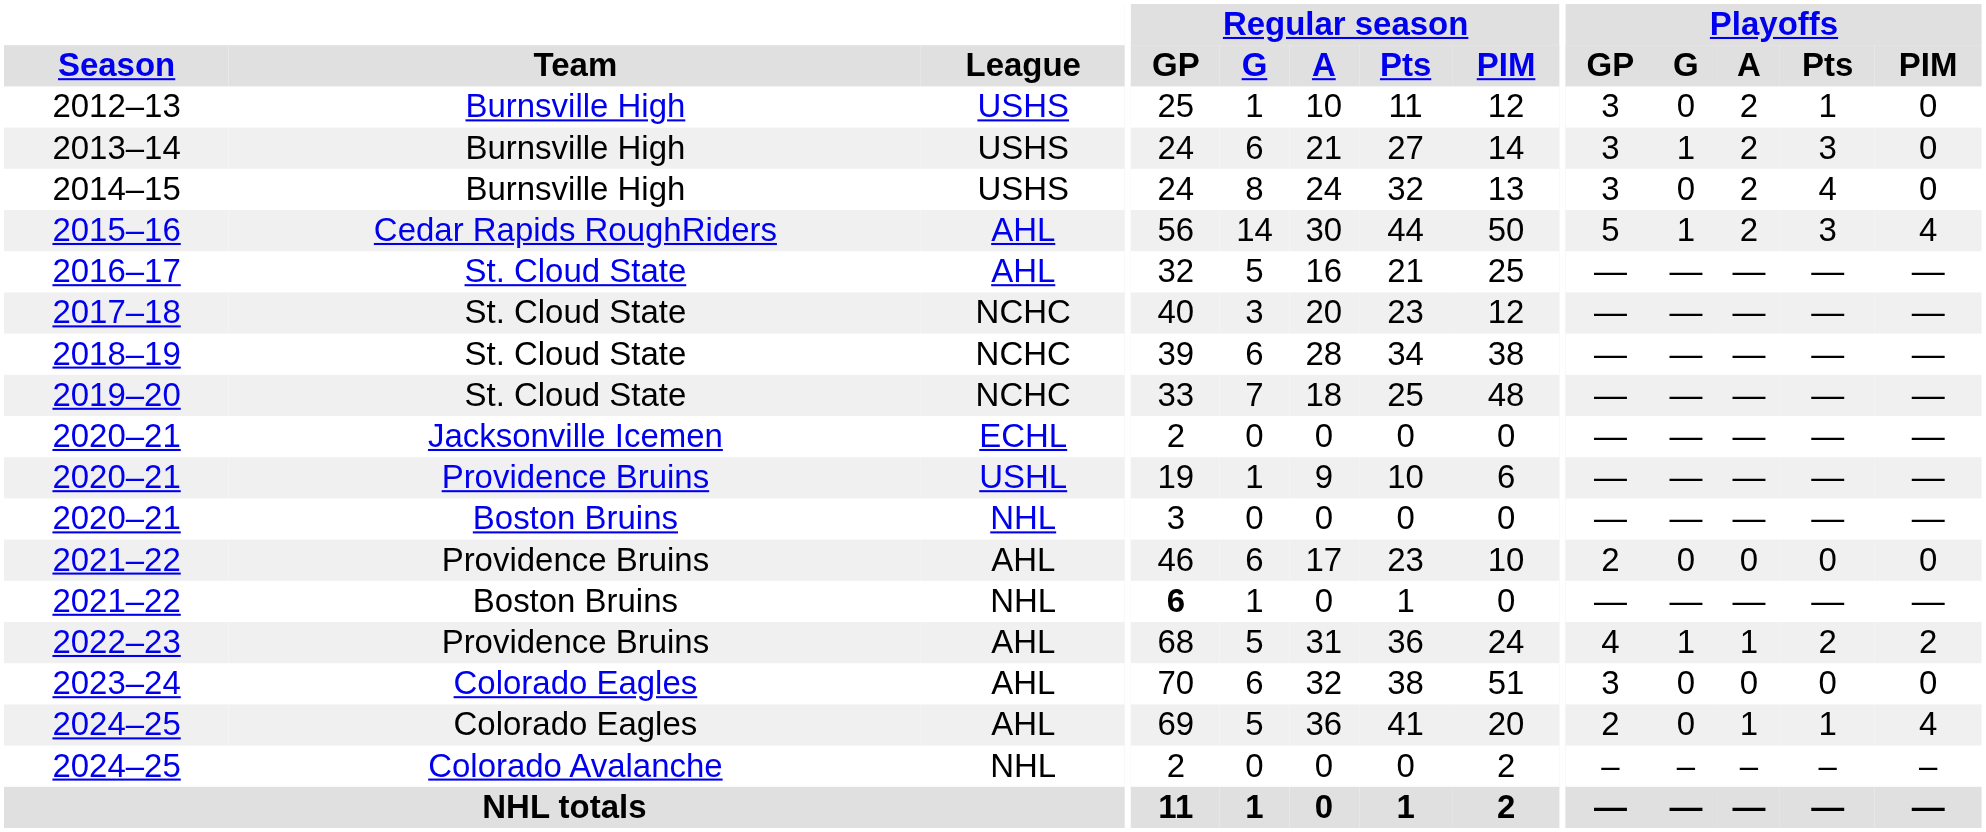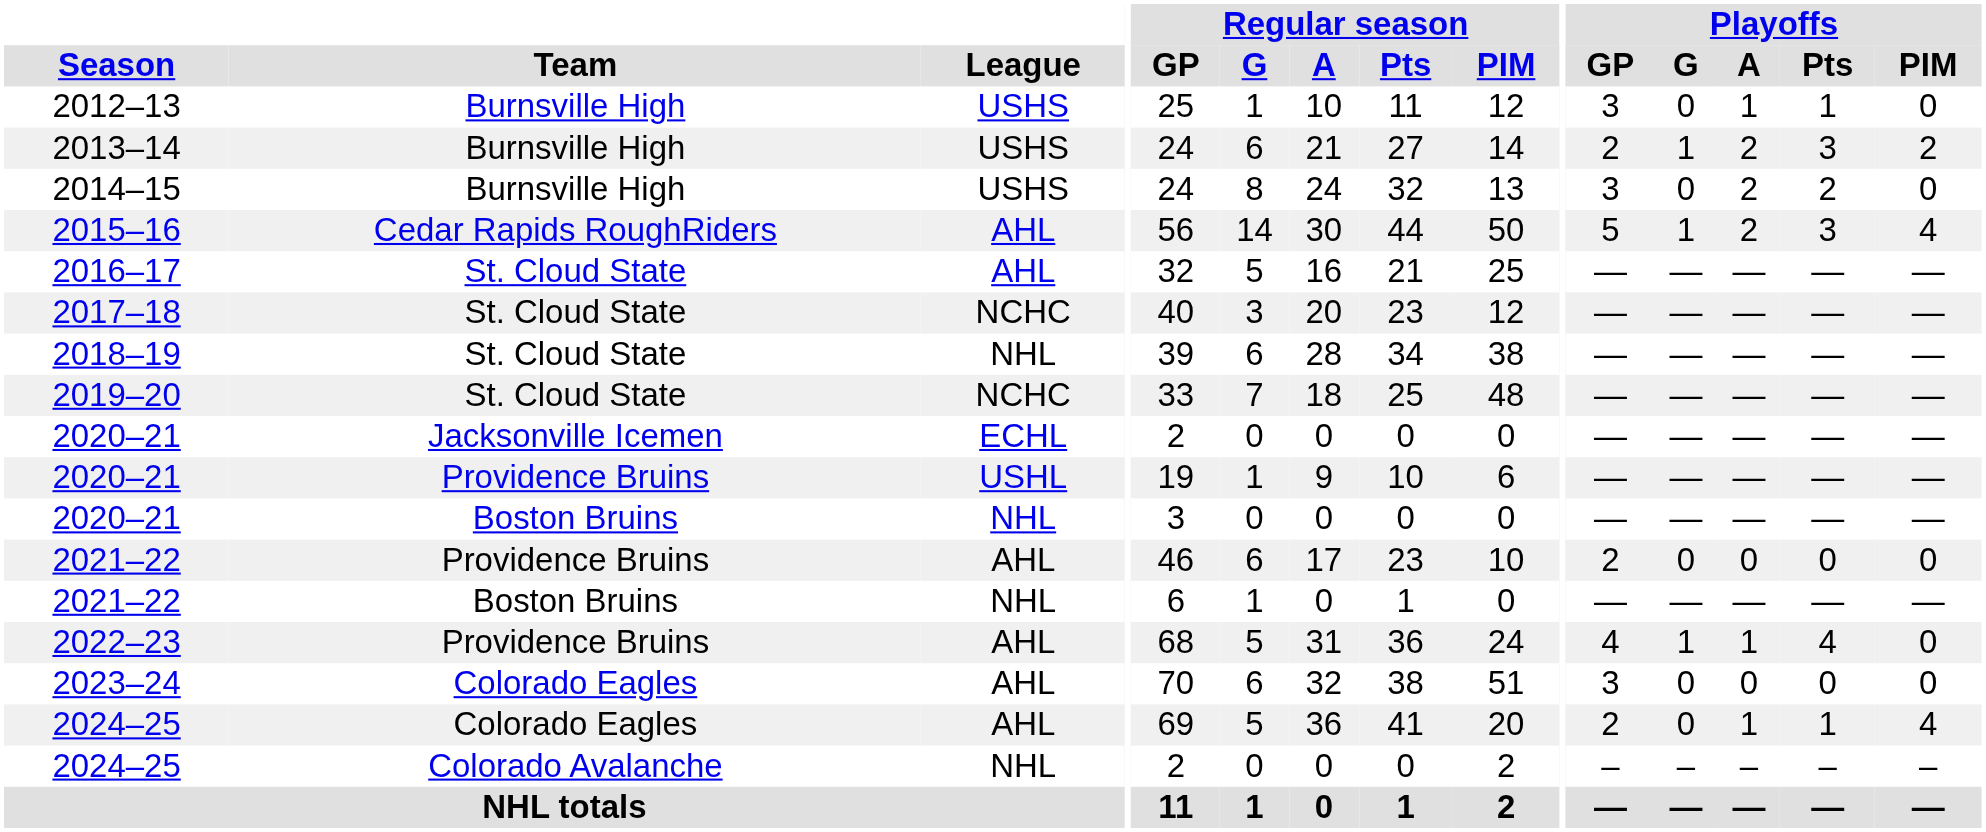(1749, 106) 2 -> (1749, 106) 1
(1610, 147) 3 -> (1610, 147) 2
(1928, 147) 0 -> (1928, 147) 2
(1828, 188) 4 -> (1828, 188) 2
(1023, 353) NCHC -> (1023, 353) NHL
(1176, 600) bold -> (1176, 600) normal
(1828, 642) 2 -> (1828, 642) 4
(1928, 642) 2 -> (1928, 642) 0
